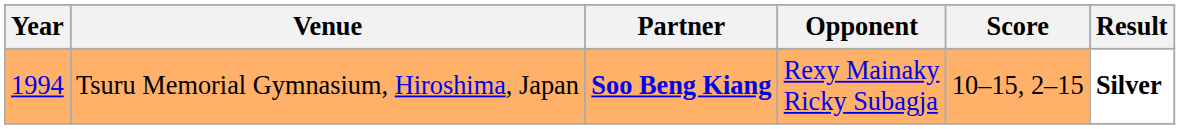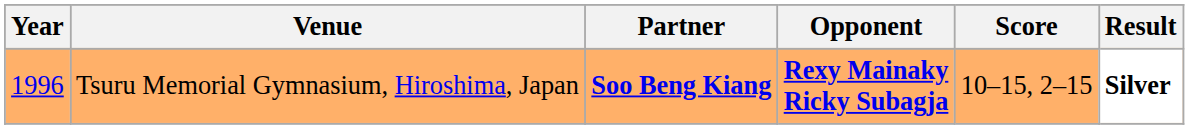(37, 85) 1994 -> (37, 85) 1996
(862, 85) normal -> (866, 85) bold
